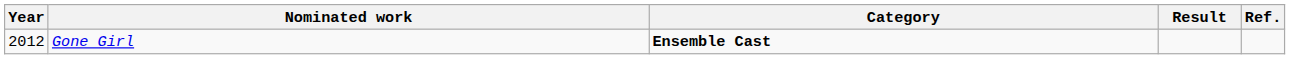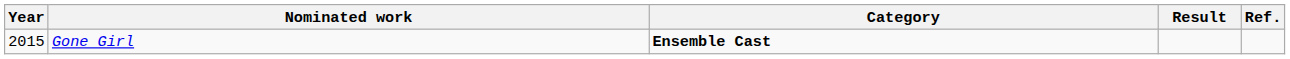(26, 42) 2012 -> (26, 42) 2015
